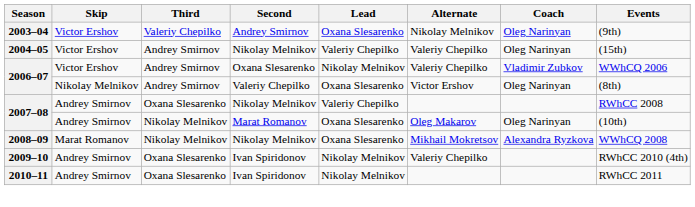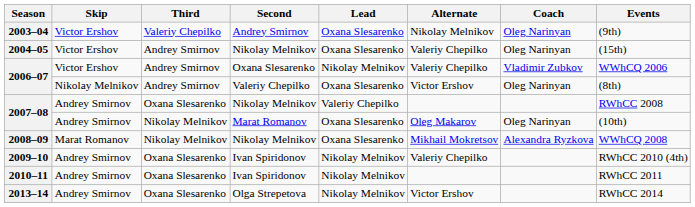(360, 49) Valeriy Chepilko -> (363, 49) Oxana Slesarenko
+ row: (28, 193)
